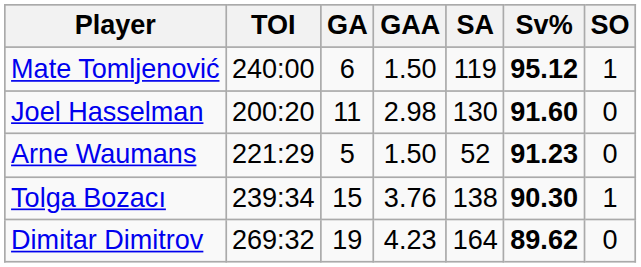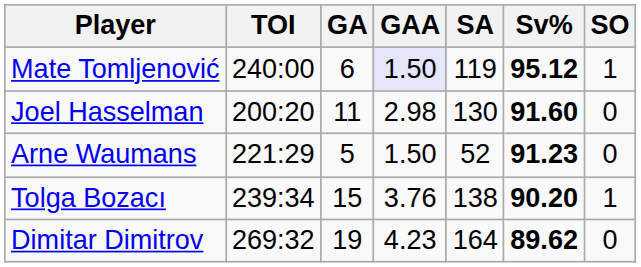(410, 68) no background -> (410, 68) lavender background
(544, 197) 90.30 -> (544, 197) 90.20
